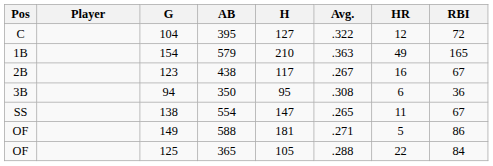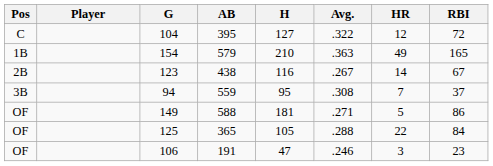(285, 72) 117 -> (285, 72) 116
(401, 72) 16 -> (401, 72) 14
(227, 92) 350 -> (227, 92) 559
(401, 92) 6 -> (401, 92) 7
(459, 92) 36 -> (459, 92) 37
- row: (169, 111)
+ row: (169, 151)
